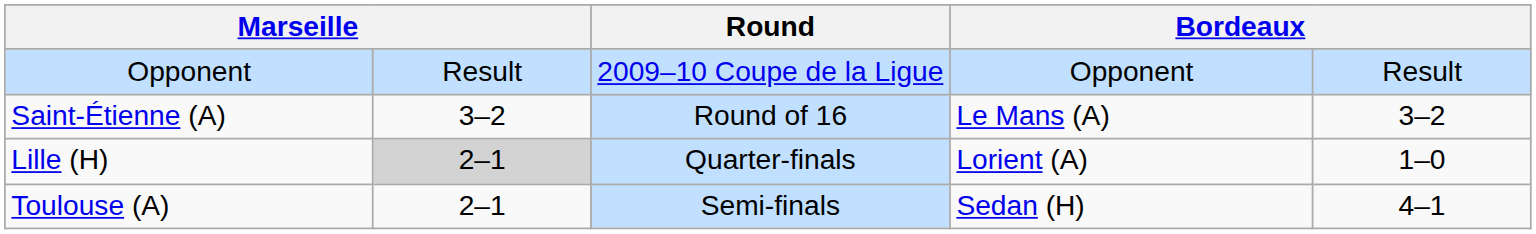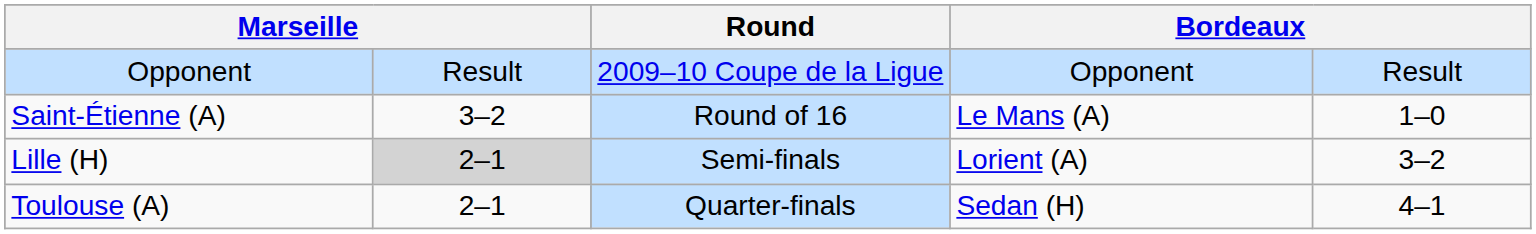(1422, 116) 3–2 -> (1422, 116) 1–0
(770, 160) Quarter-finals -> (770, 160) Semi-finals
(1422, 160) 1–0 -> (1422, 160) 3–2
(770, 205) Semi-finals -> (770, 205) Quarter-finals
